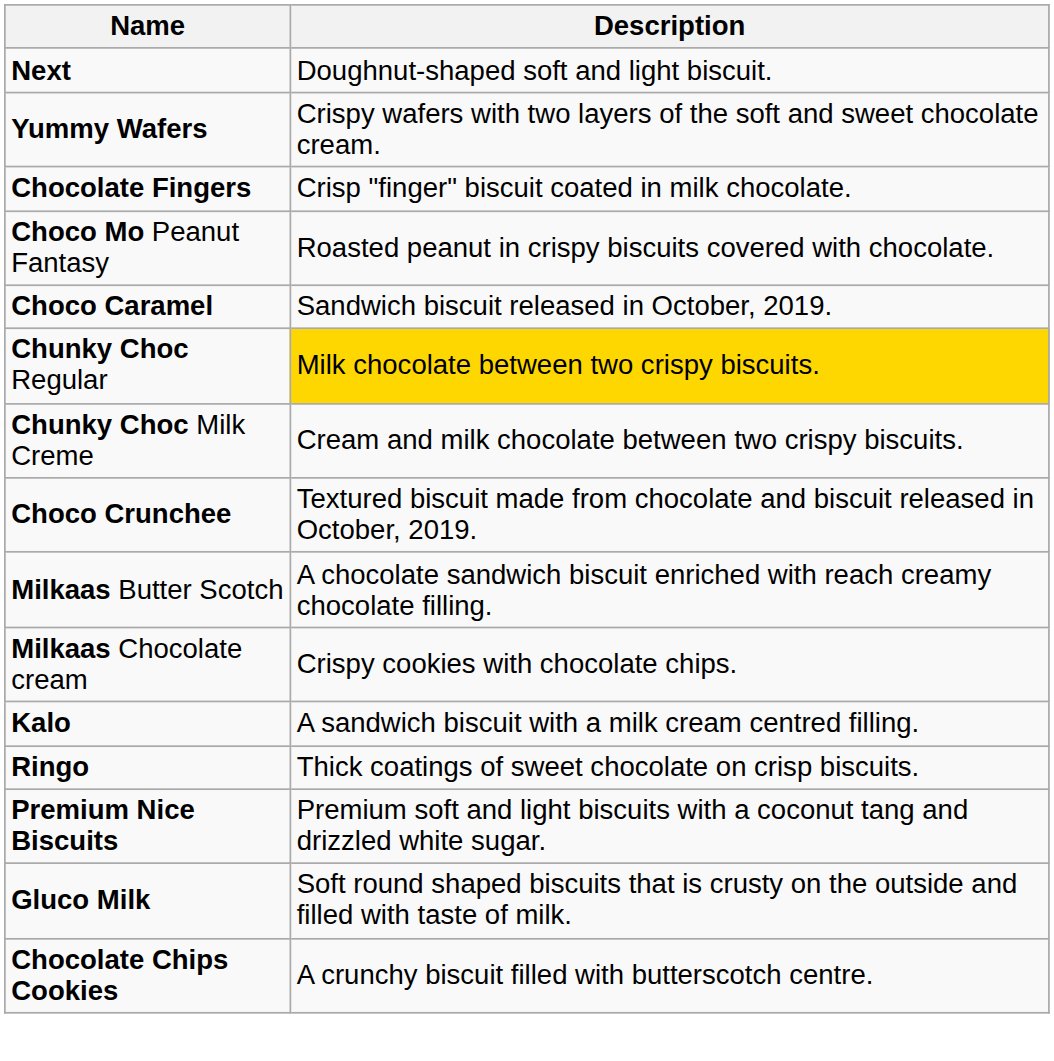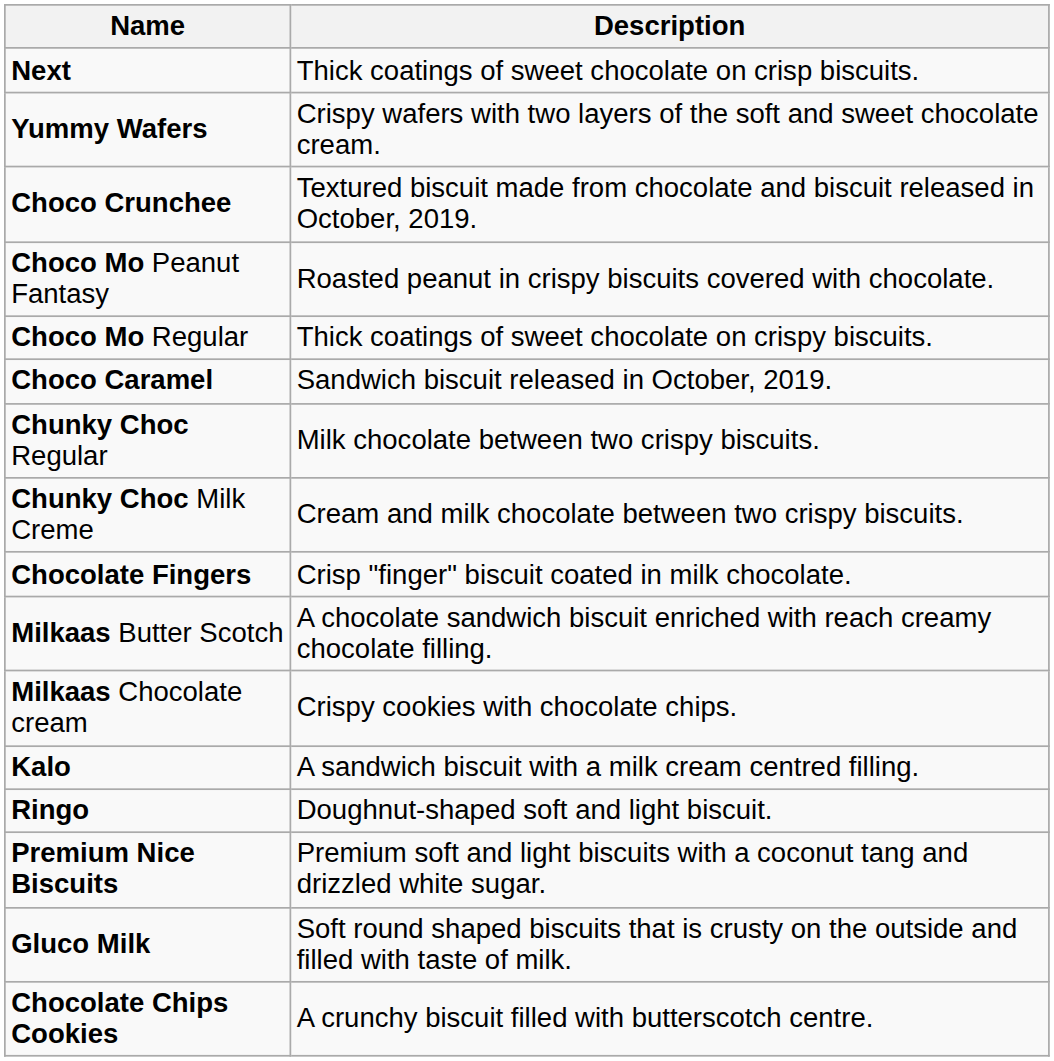(535, 69) Doughnut-shaped soft and light biscuit. -> (608, 69) Thick coatings of sweet chocolate on crisp biscuits.
rows swapped: (121, 514) <-> (131, 188)
+ row: (130, 337)
(558, 365) gold background -> (558, 440) no background
(608, 766) Thick coatings of sweet chocolate on crisp biscuits. -> (535, 810) Doughnut-shaped soft and light biscuit.
